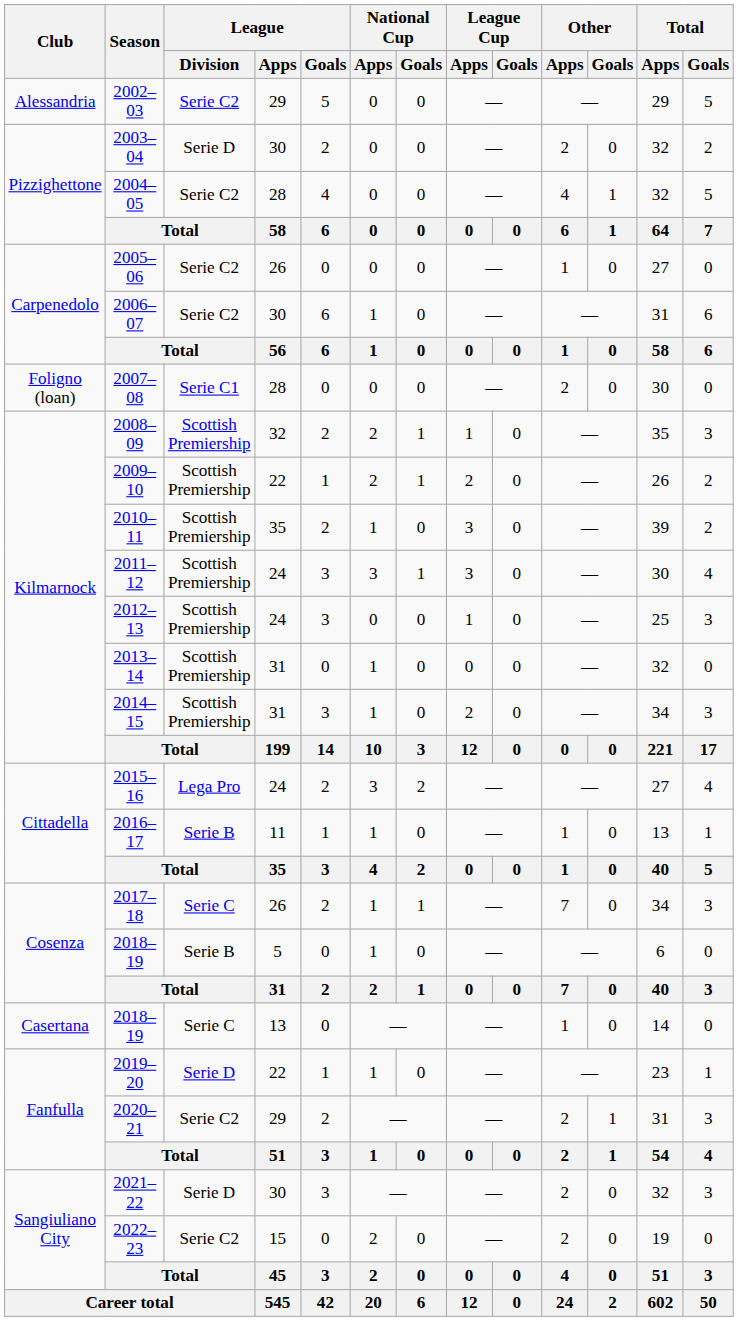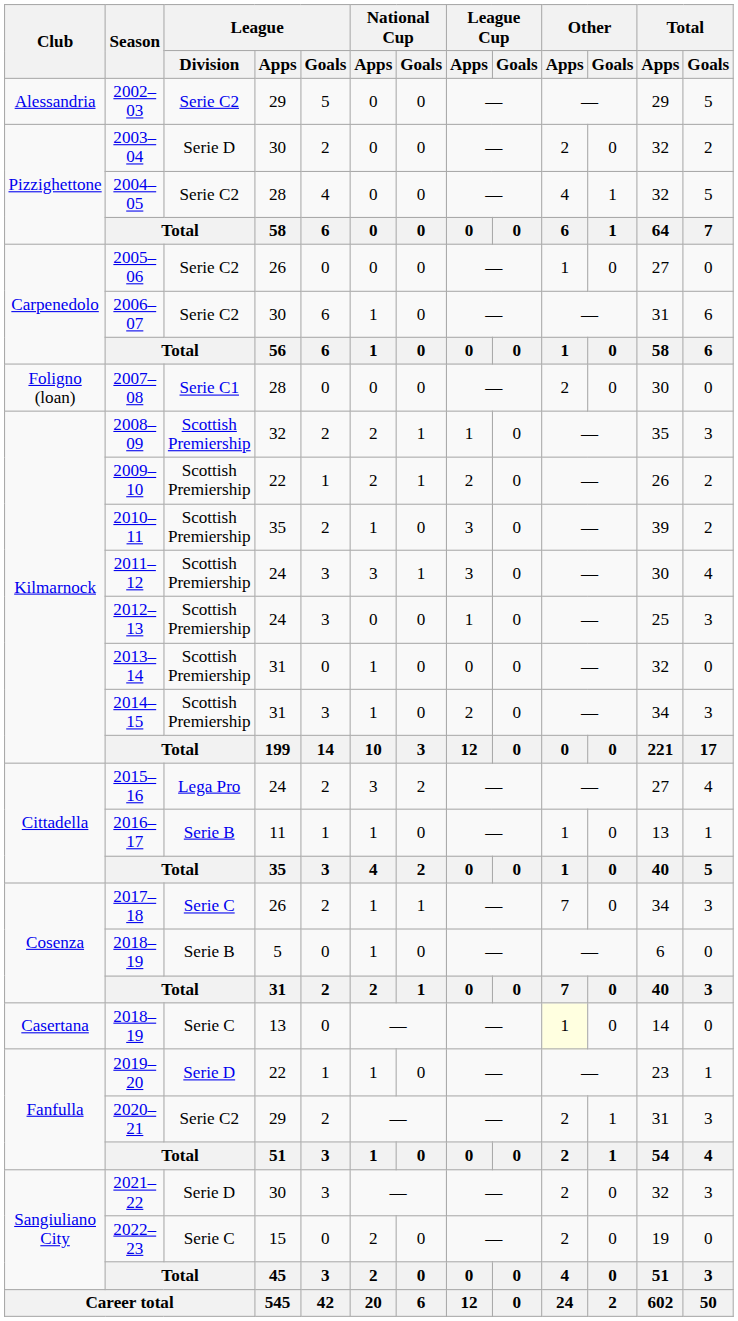(565, 1026) no background -> (565, 1026) lightyellow background
(209, 1238) Serie C2 -> (209, 1238) Serie C
